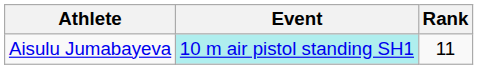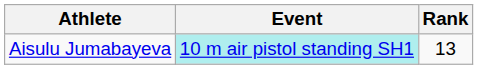(446, 49) 11 -> (446, 49) 13
